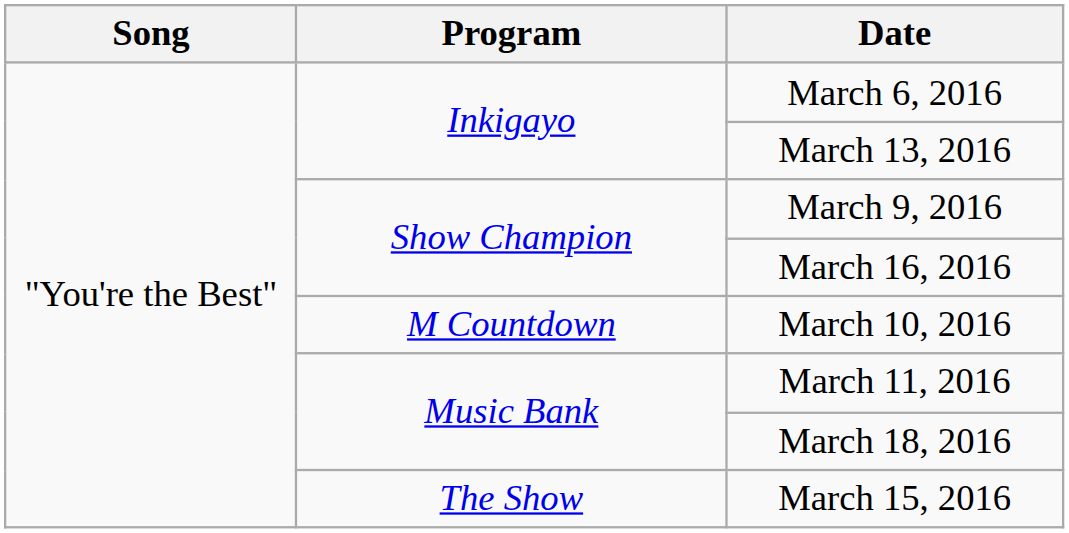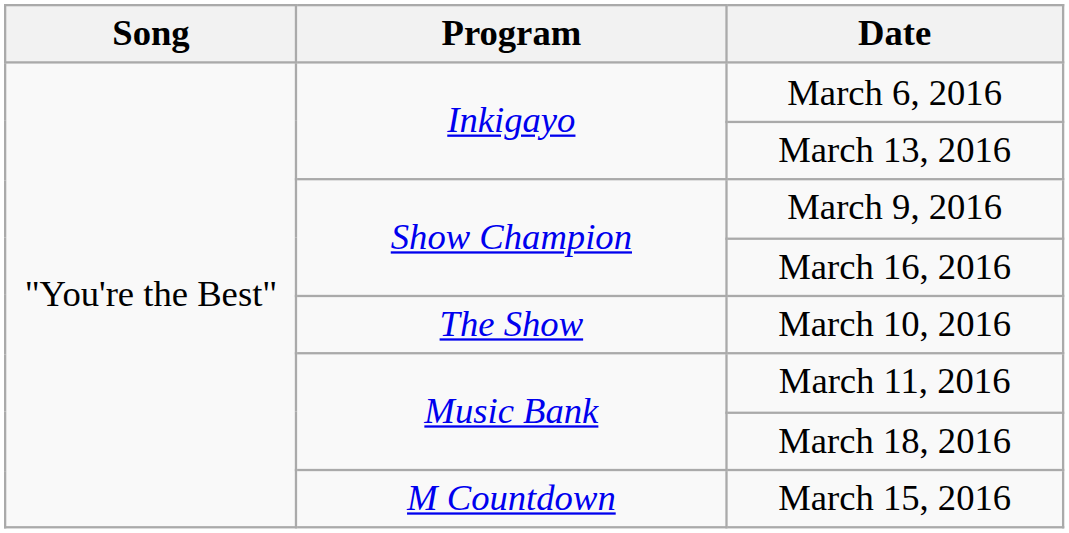(511, 324) M Countdown -> (511, 324) The Show
(511, 498) The Show -> (511, 498) M Countdown
